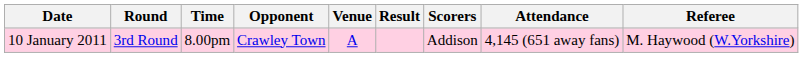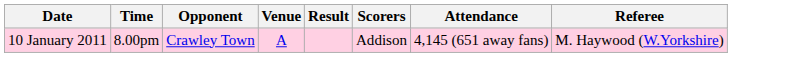- column: (146, 16)
